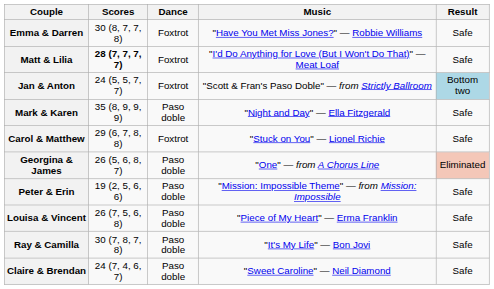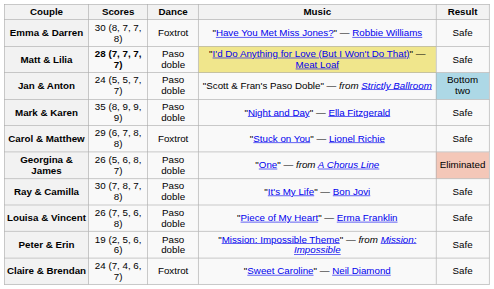(173, 59) Foxtrot -> (173, 59) Paso doble
(317, 59) no background -> (317, 59) khaki background
(173, 86) Foxtrot -> (173, 86) Paso doble
rows swapped: (46, 191) <-> (46, 244)
(173, 271) Paso doble -> (173, 271) Foxtrot
